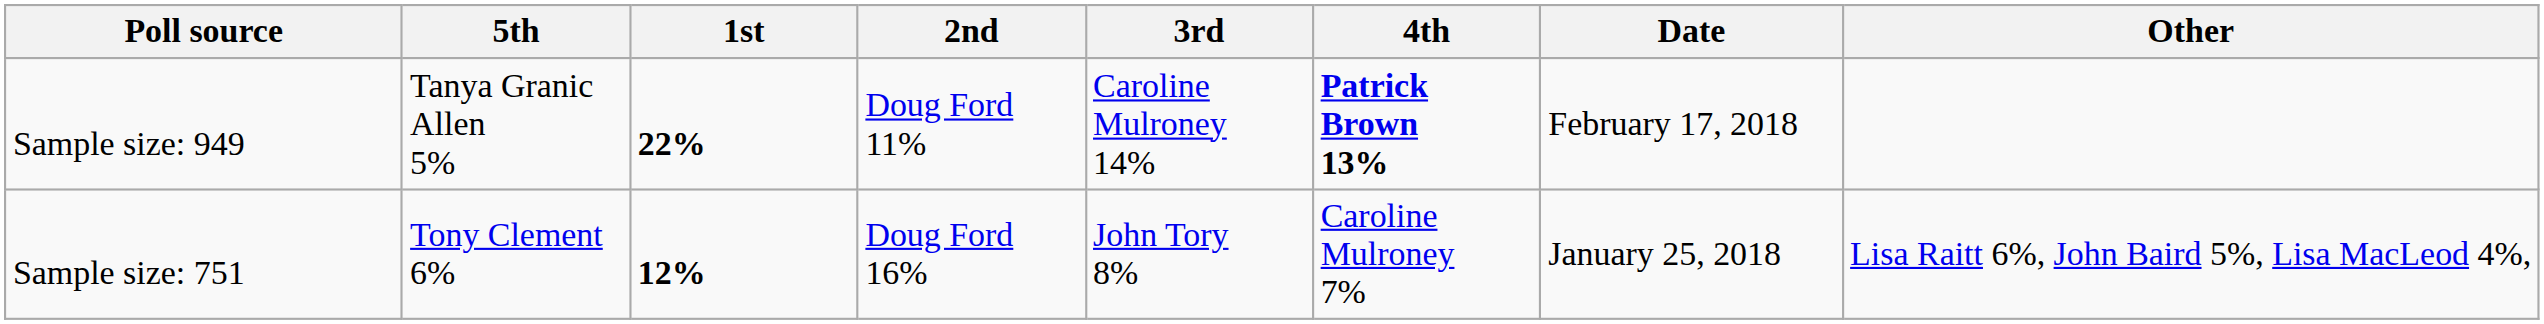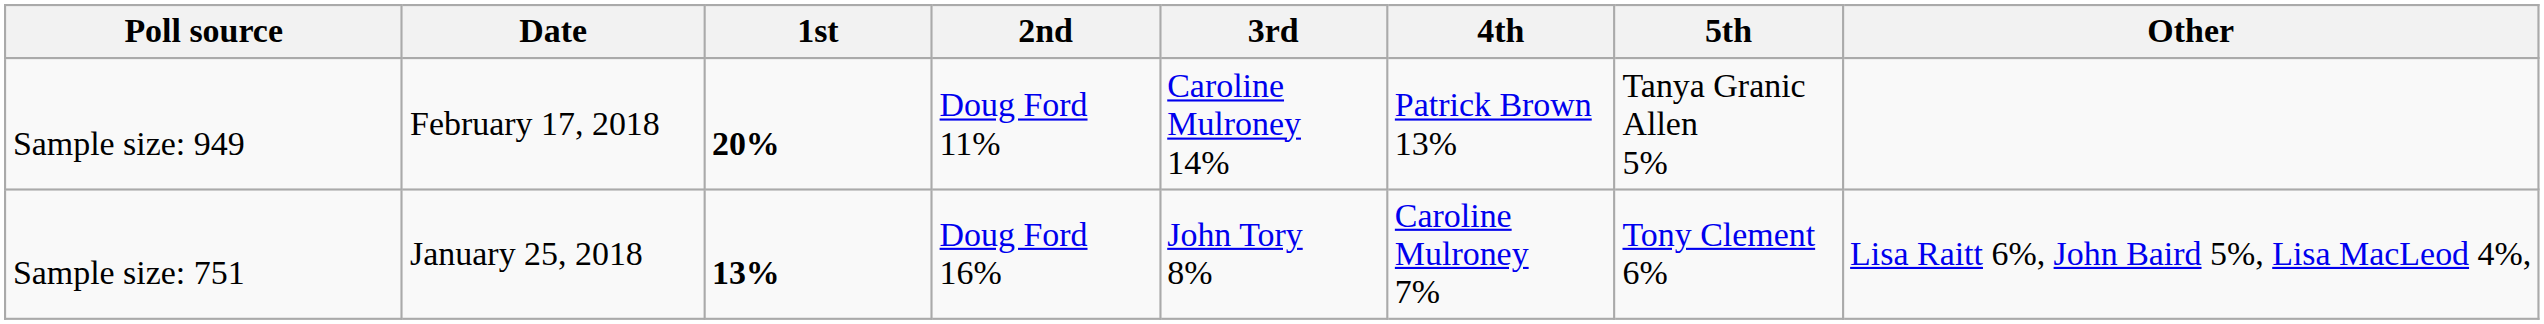columns swapped: (1691, 31) <-> (516, 31)
(672, 142) 22% -> (746, 142) 20%
(1374, 123) bold -> (1493, 123) normal
(672, 272) 12% -> (746, 272) 13%
